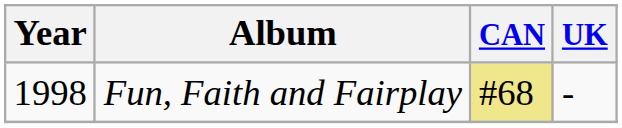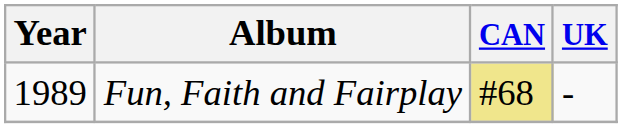(50, 91) 1998 -> (50, 91) 1989
